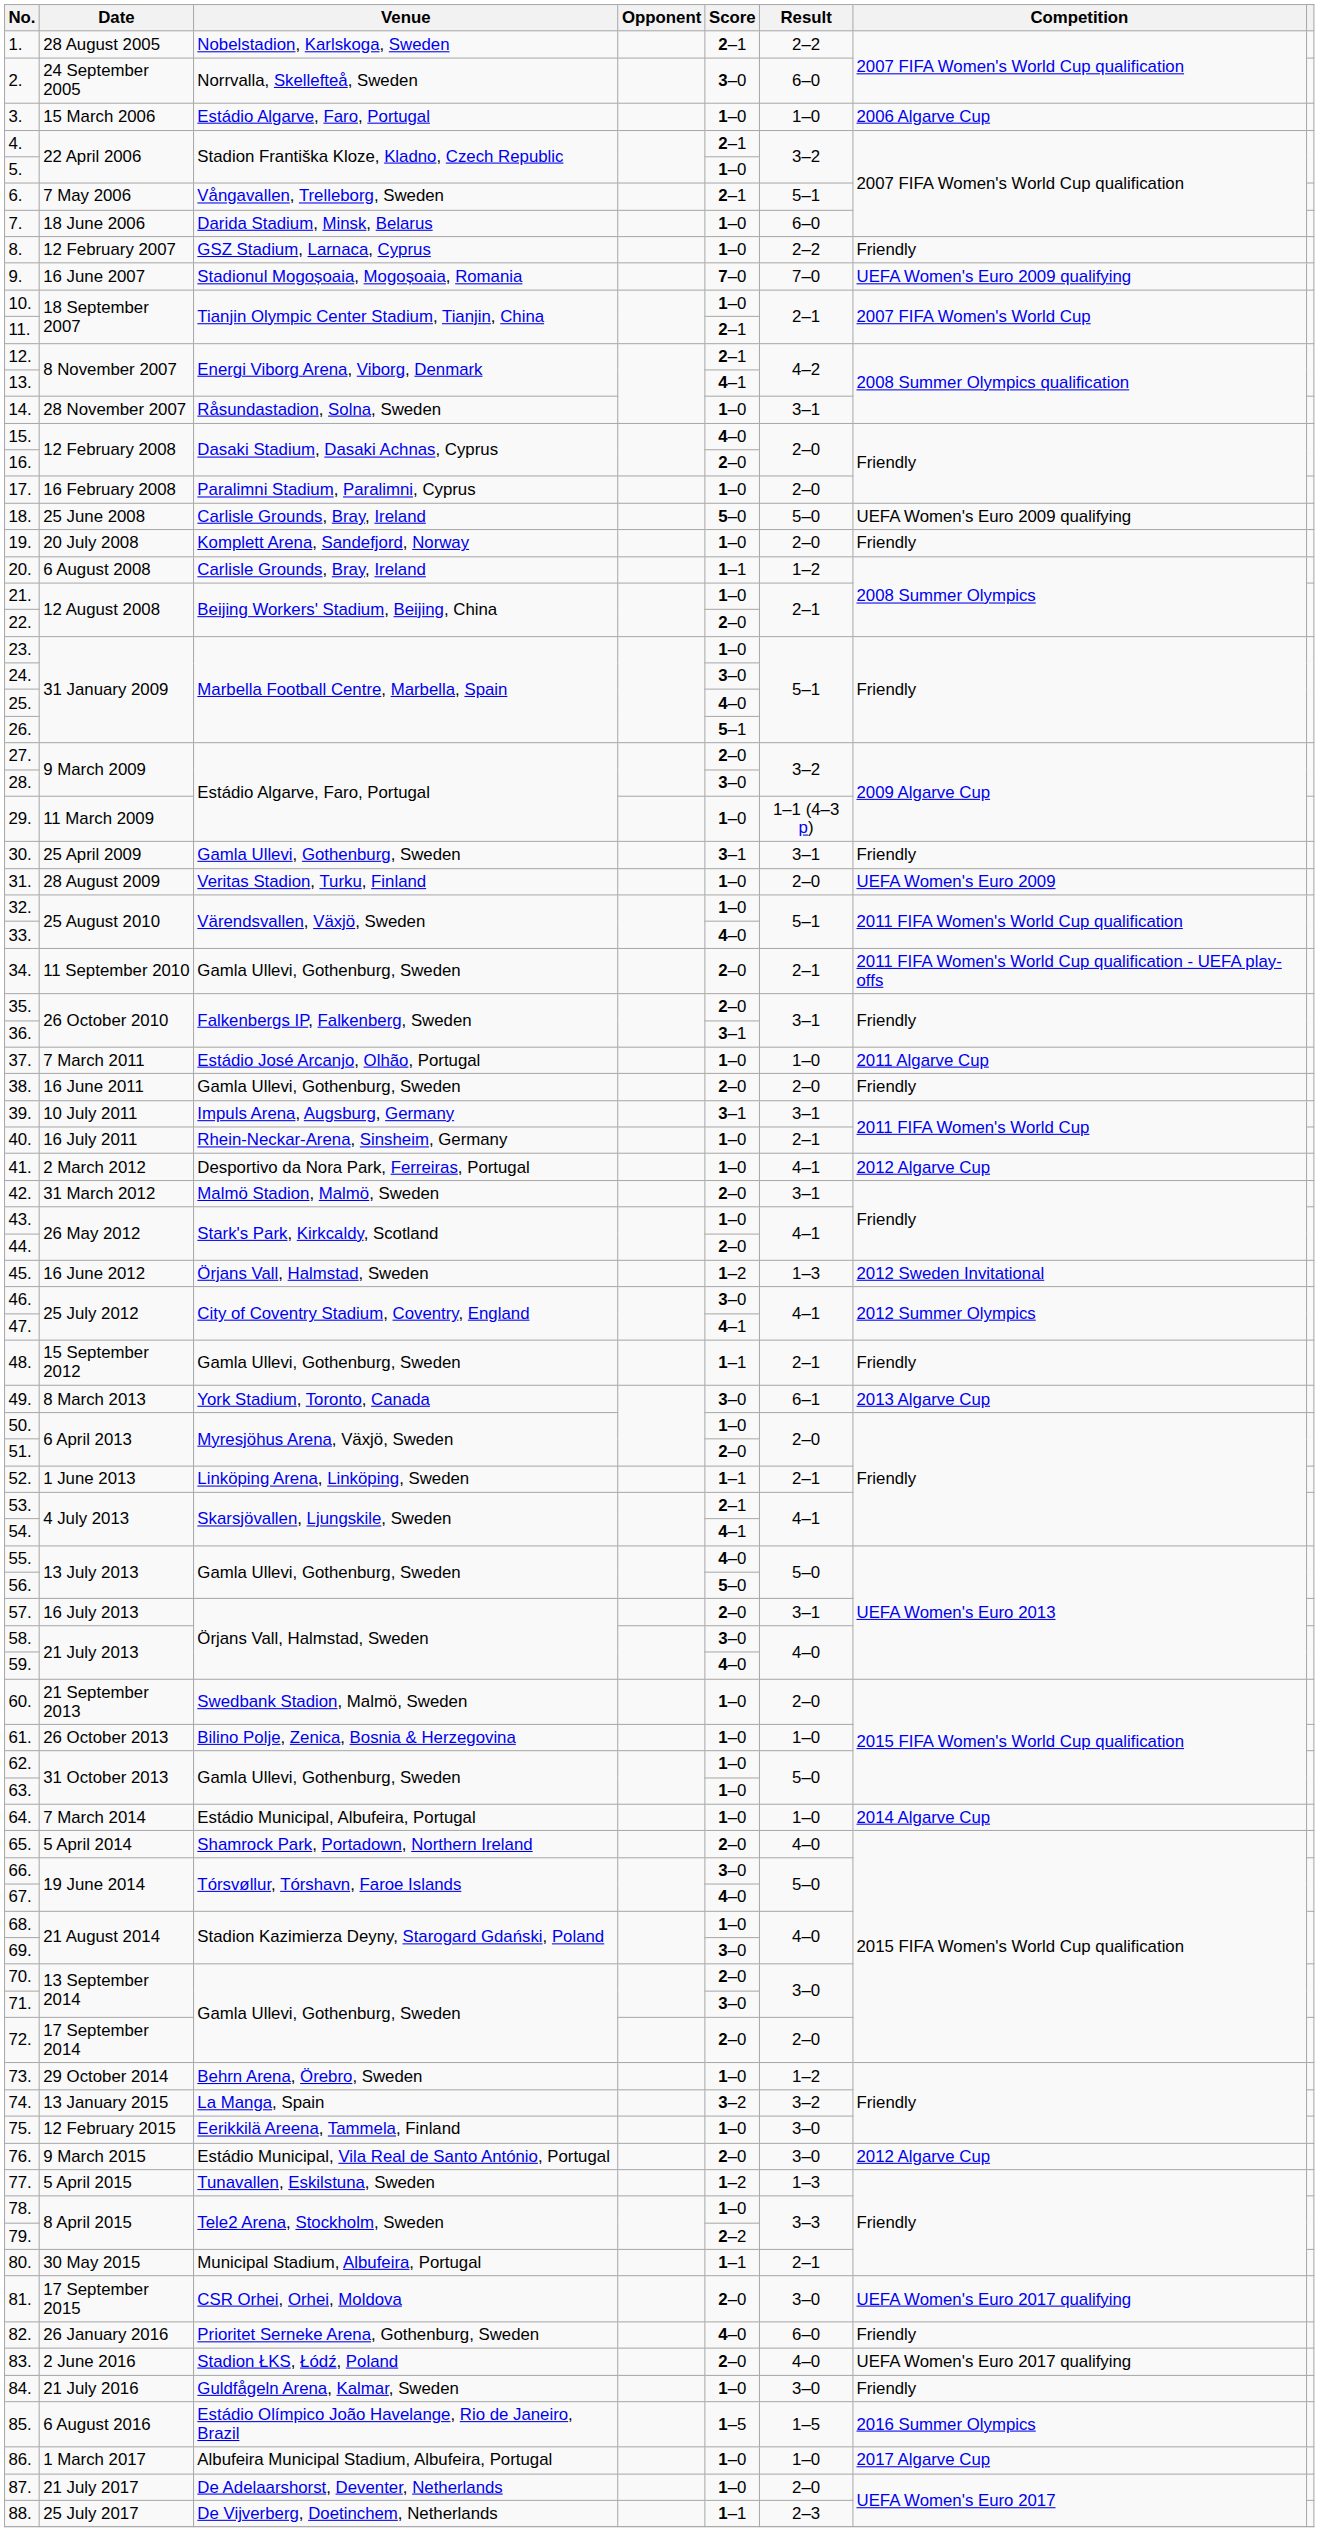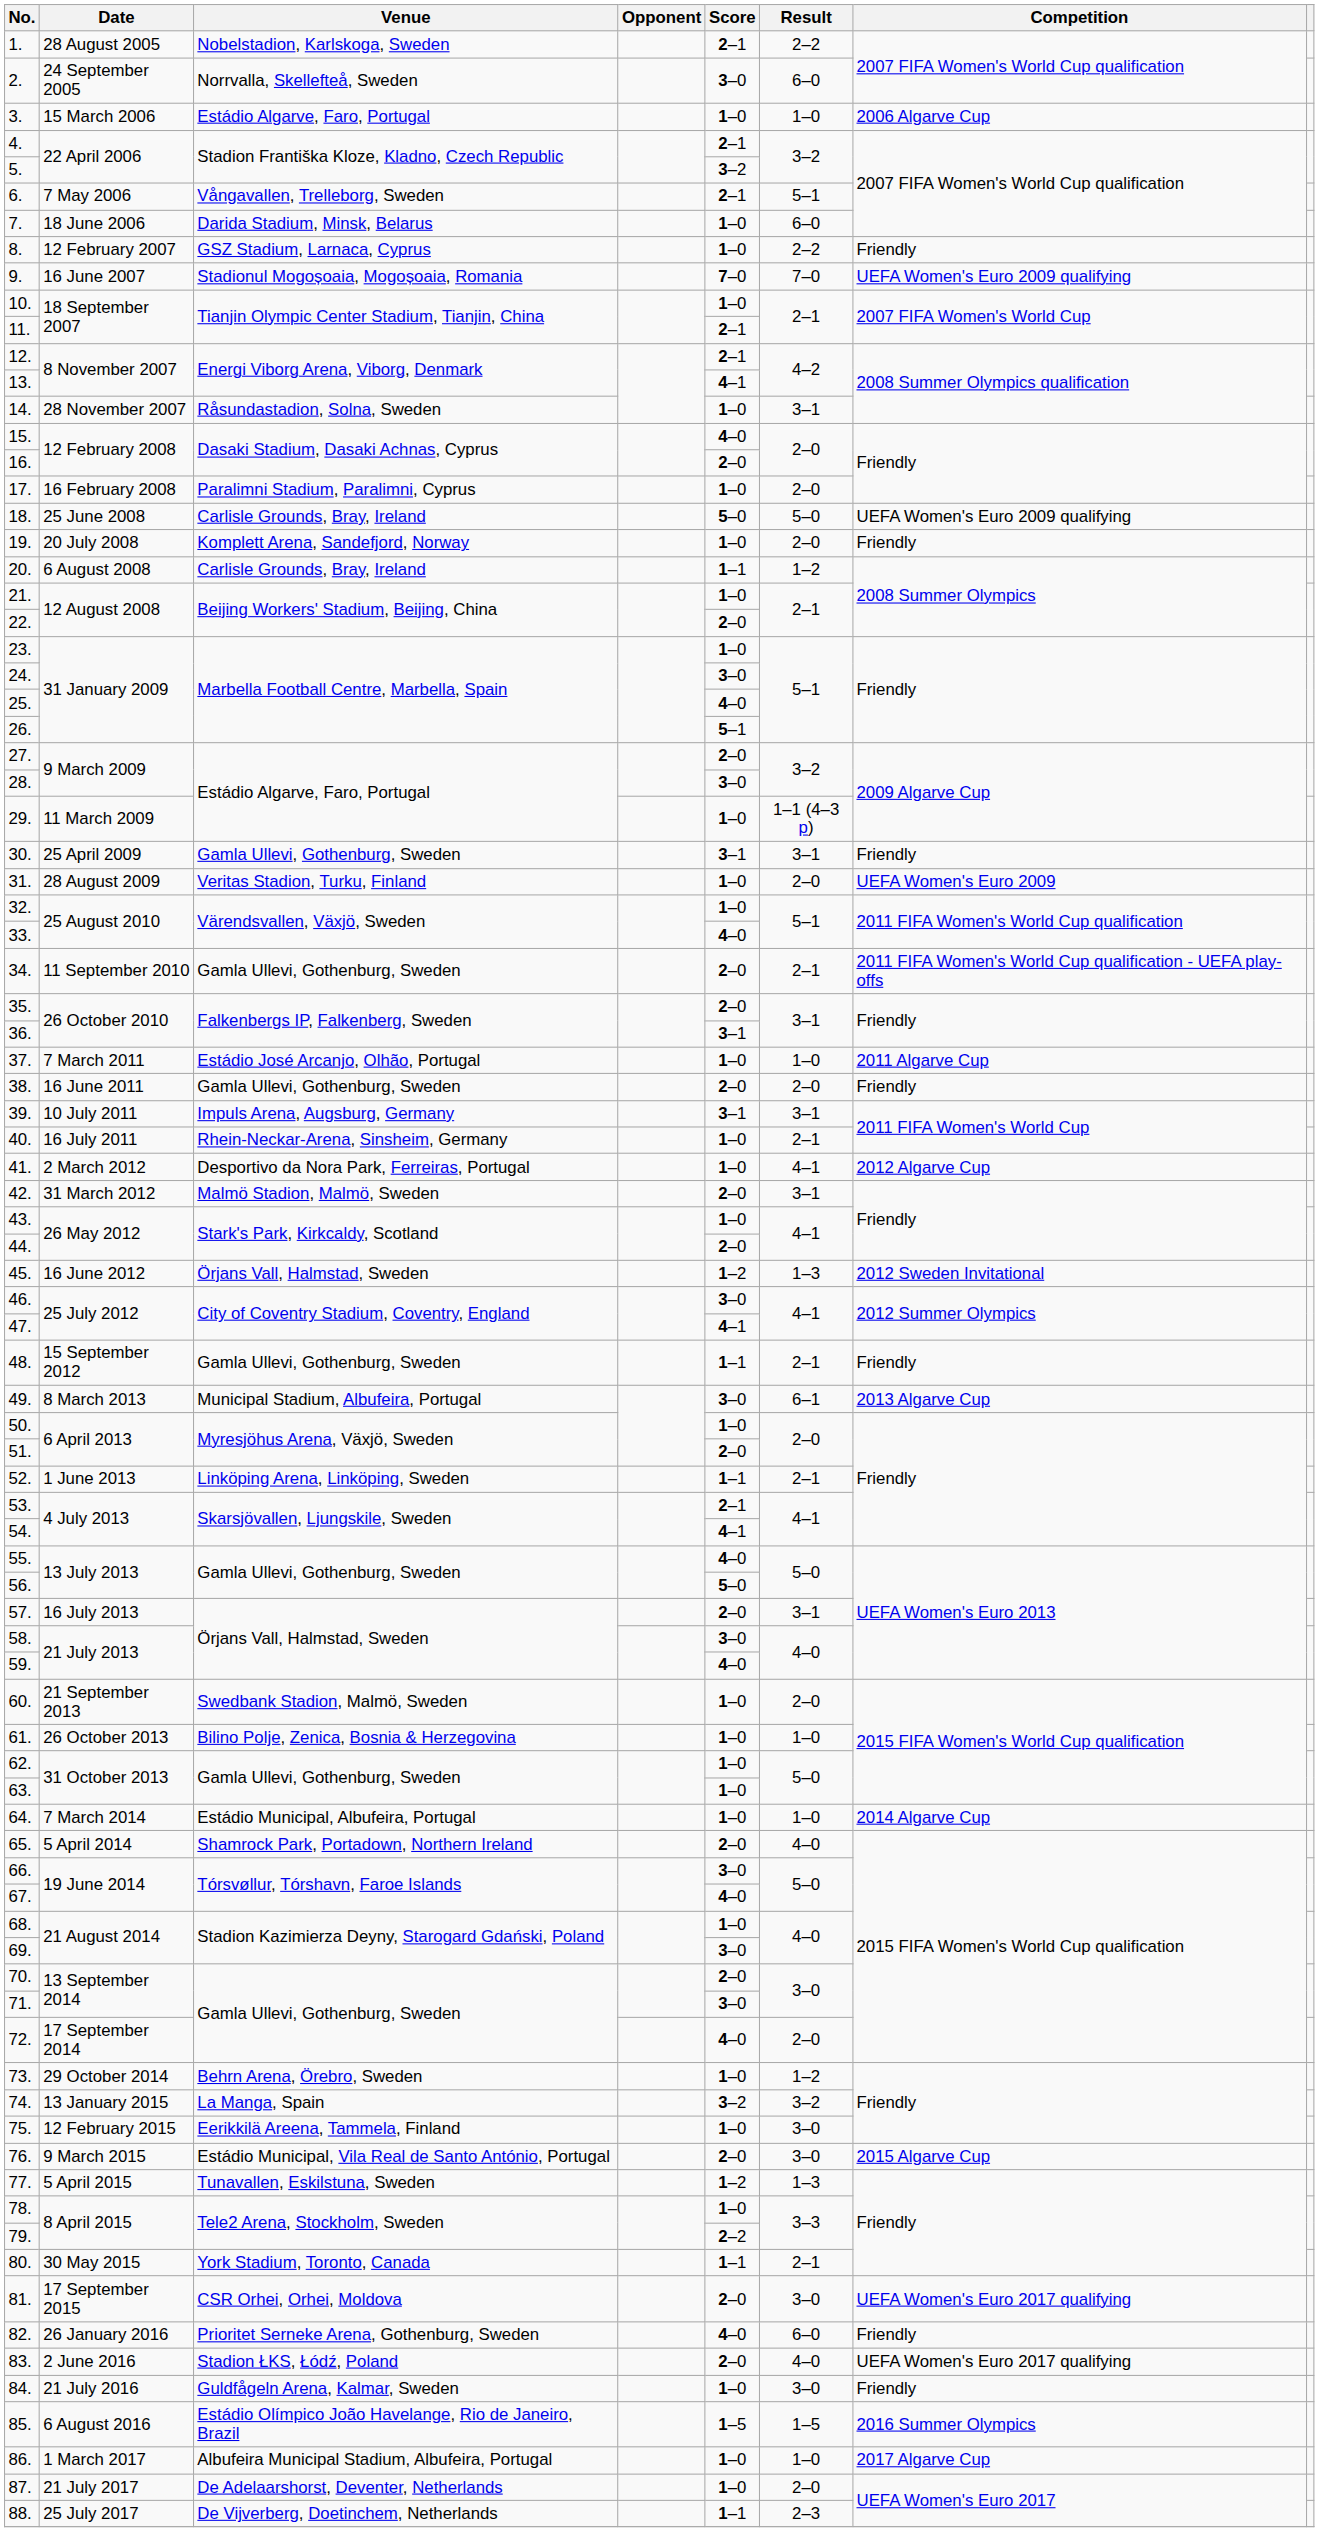(732, 169) 1–0 -> (732, 169) 3–2
(314, 1398) York Stadium, Toronto, Canada -> (339, 1398) Municipal Stadium, Albufeira, Portugal
(732, 2040) 2–0 -> (732, 2040) 4–0
(923, 2156) 2012 Algarve Cup -> (923, 2156) 2015 Algarve Cup
(339, 2262) Municipal Stadium, Albufeira, Portugal -> (314, 2262) York Stadium, Toronto, Canada
